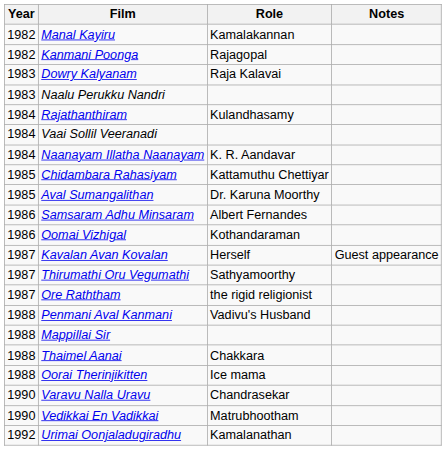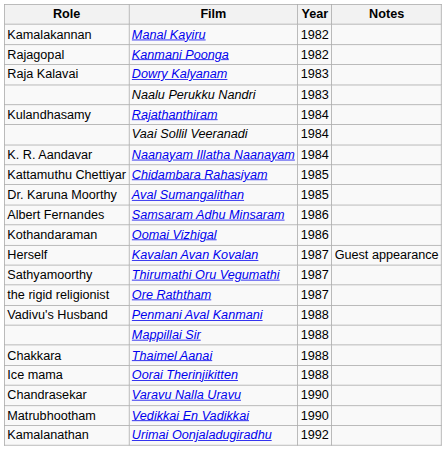columns swapped: (21, 14) <-> (269, 14)
